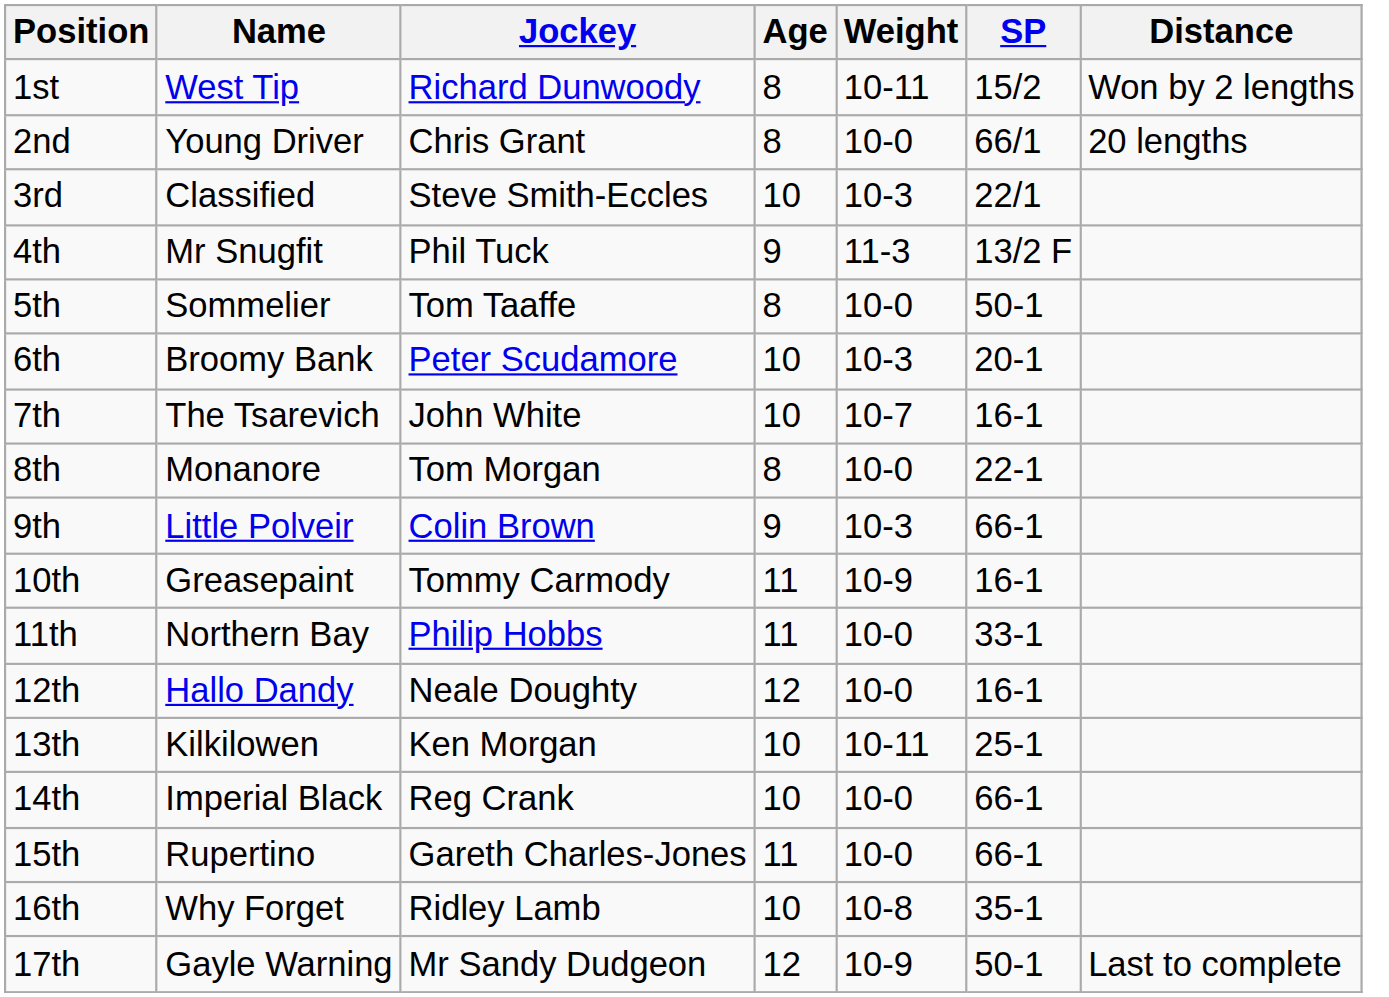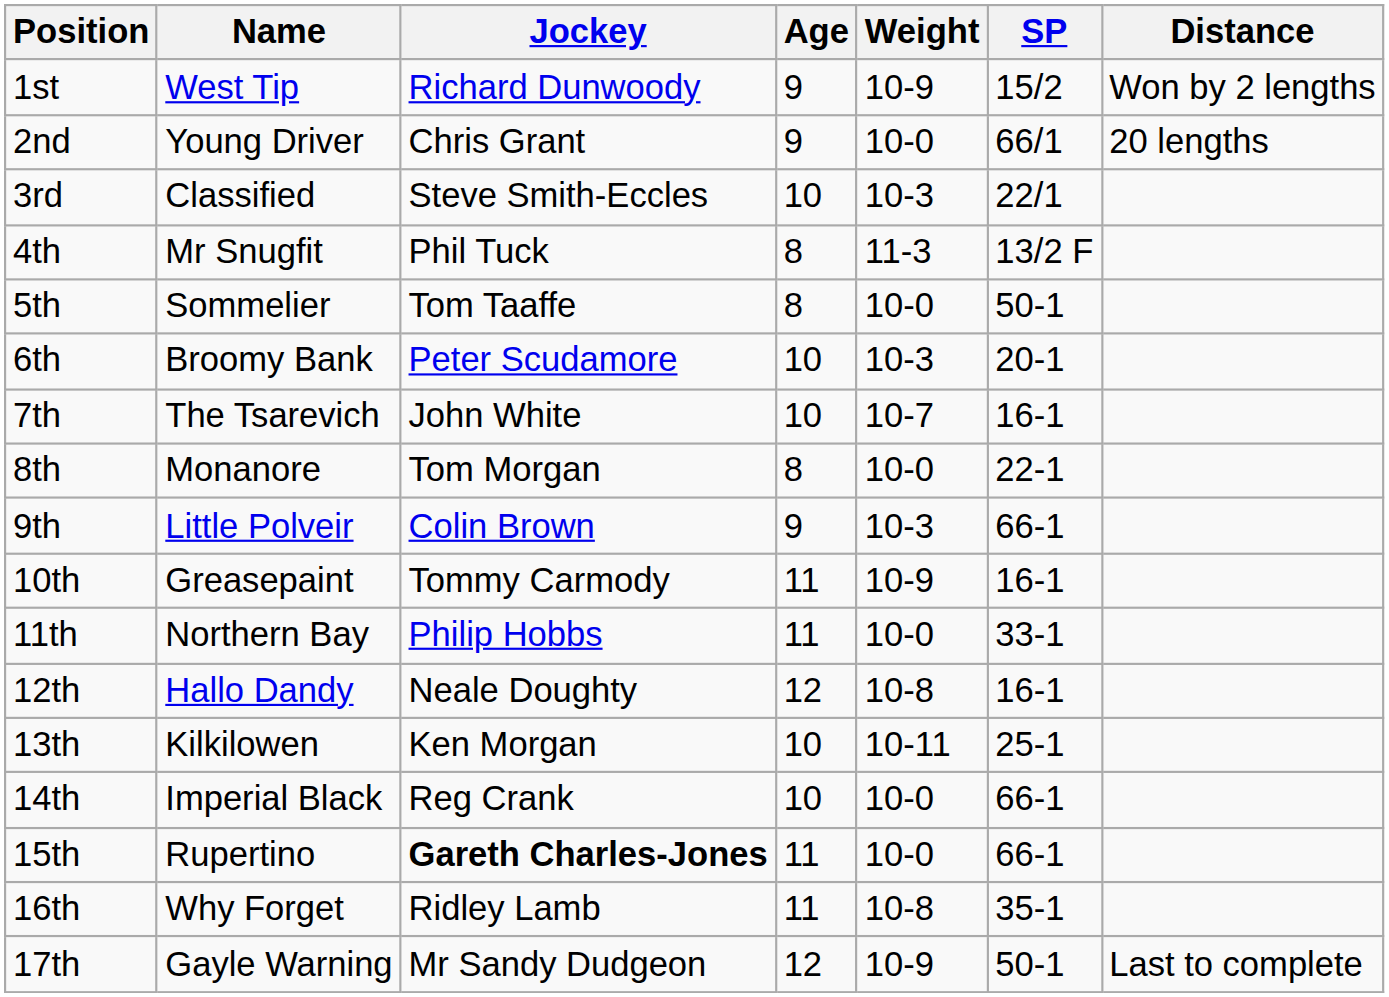(772, 86) 8 -> (793, 86) 9
(887, 86) 10-11 -> (899, 86) 10-9
(772, 141) 8 -> (793, 141) 9
(772, 251) 9 -> (793, 251) 8
(878, 689) 10-0 -> (899, 689) 10-8
(578, 854) normal -> (588, 854) bold
(782, 908) 10 -> (802, 908) 11
